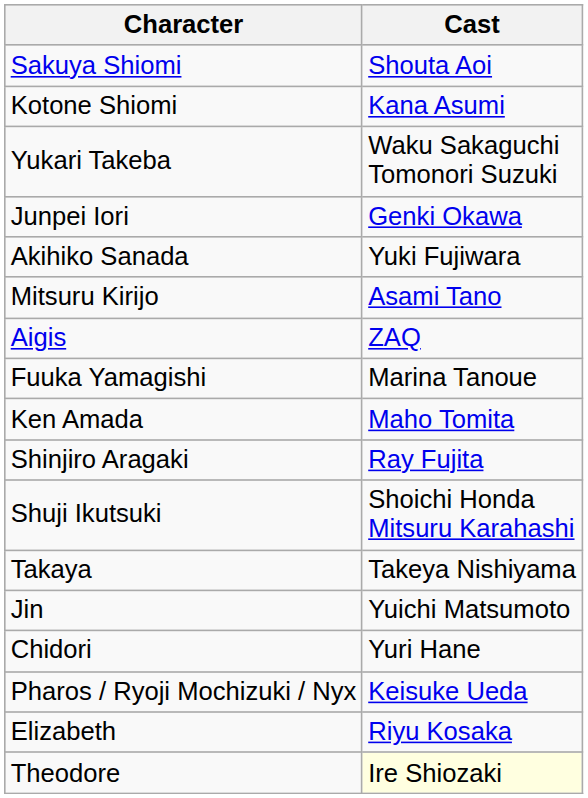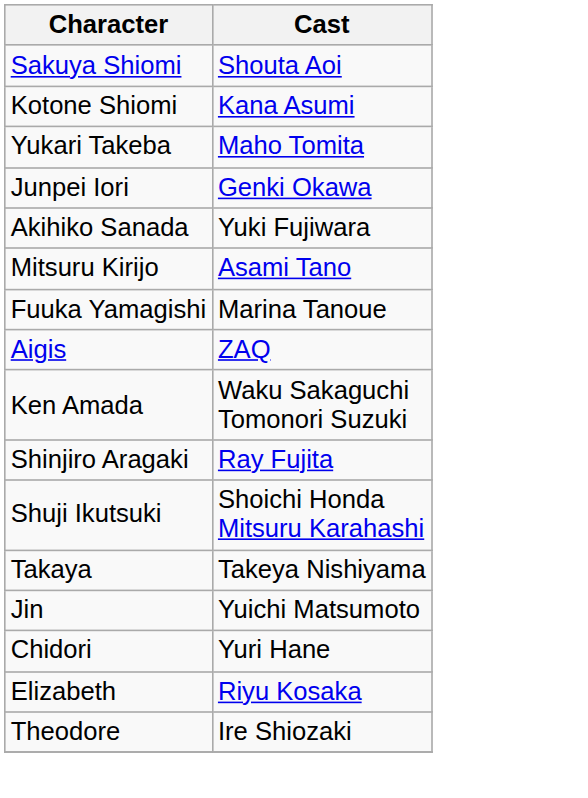(464, 160) Waku Sakaguchi Tomonori Suzuki -> (291, 146) Maho Tomita
rows swapped: (108, 378) <-> (38, 337)
(441, 418) Maho Tomita -> (314, 404) Waku Sakaguchi Tomonori Suzuki
- row: (184, 691)
(435, 772) lightyellow background -> (285, 732) no background
